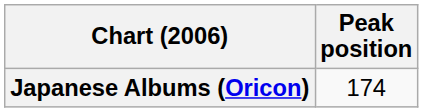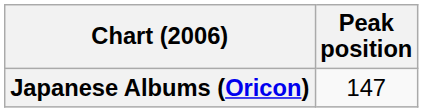(366, 87) 174 -> (366, 87) 147
